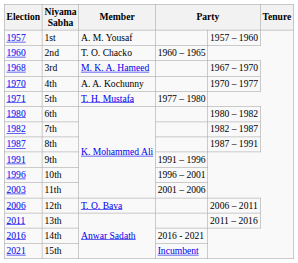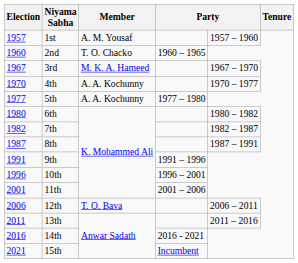(16, 68) 1968 -> (16, 68) 1967
(16, 99) 1971 -> (16, 99) 1977
(108, 99) T. H. Mustafa -> (112, 99) A. A. Kochunny
(16, 190) 2003 -> (16, 190) 2001
